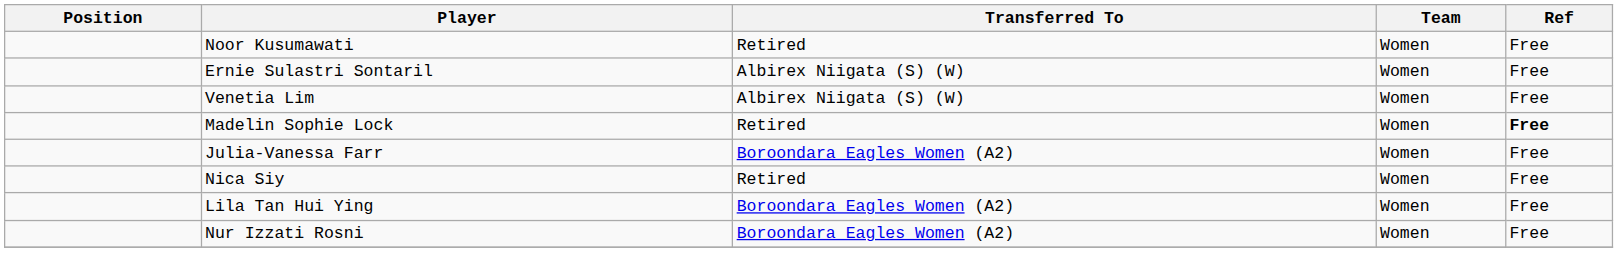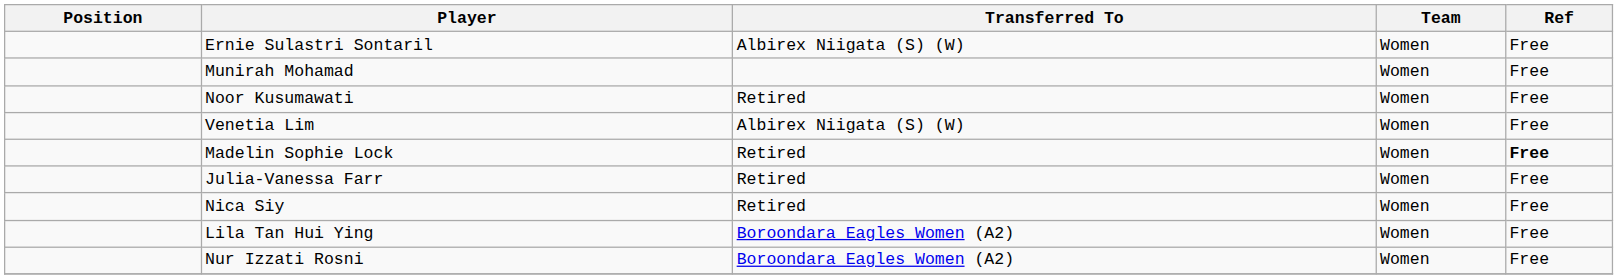rows swapped: (279, 45) <-> (319, 72)
+ row: (279, 72)
(875, 153) Boroondara Eagles Women (A2) -> (771, 180) Retired
